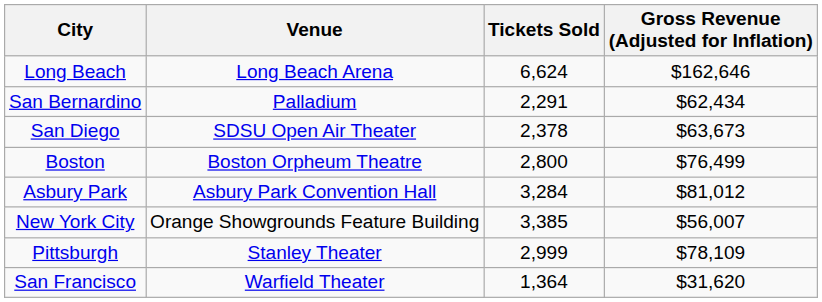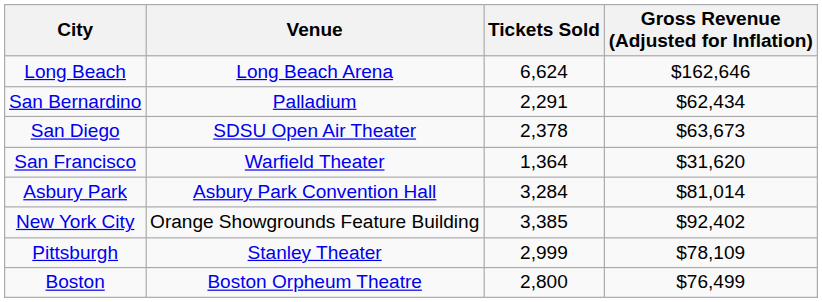rows swapped: (75, 282) <-> (75, 161)
(711, 191) $81,012 -> (711, 191) $81,014
(711, 222) $56,007 -> (711, 222) $92,402
